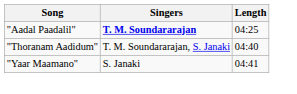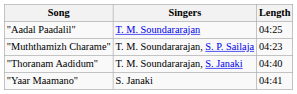(150, 30) bold -> (158, 30) normal
+ row: (59, 47)
